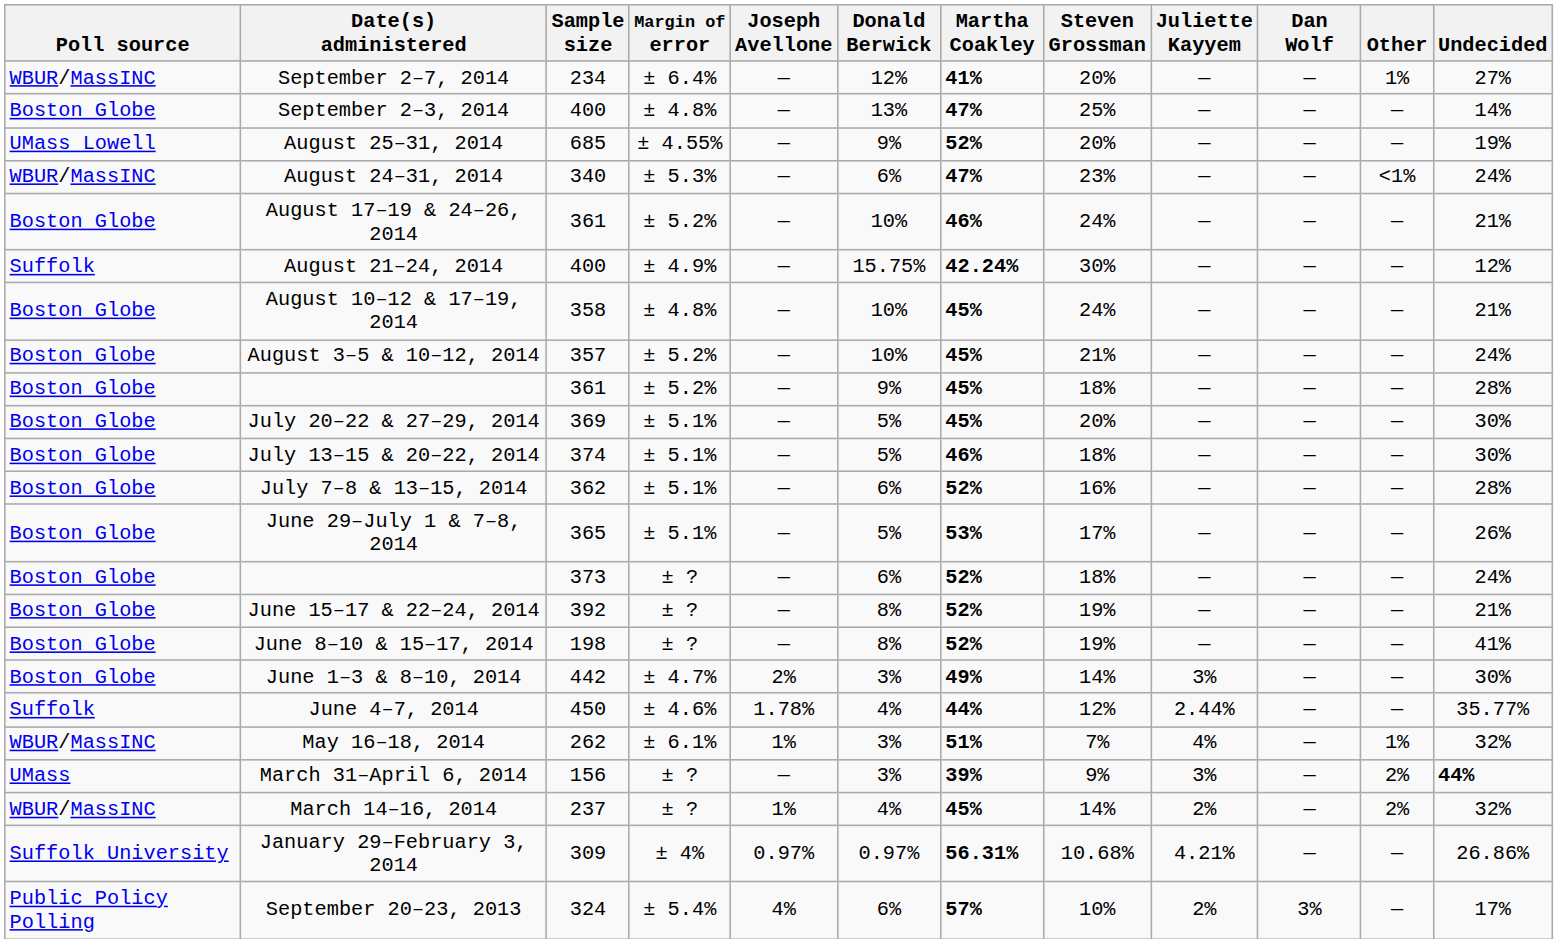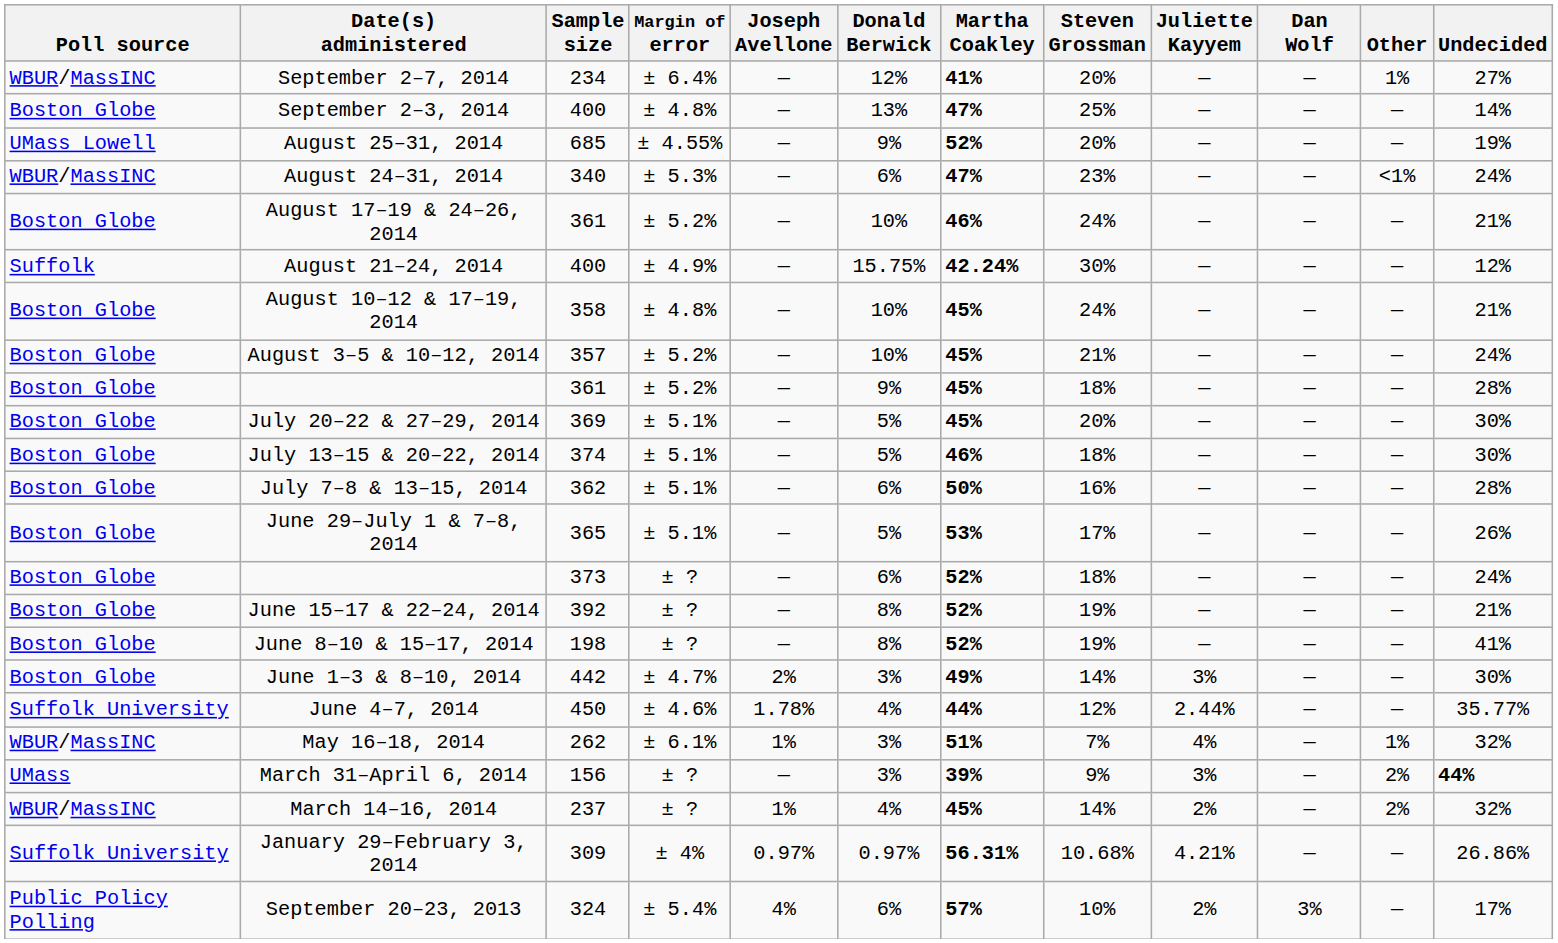(964, 488) 52% -> (964, 488) 50%
(52, 710) Suffolk -> (119, 710) Suffolk University
